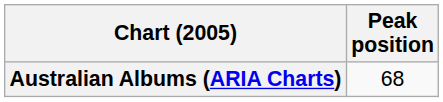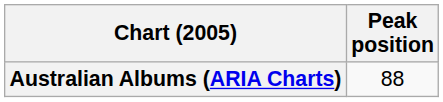(393, 79) 68 -> (393, 79) 88
